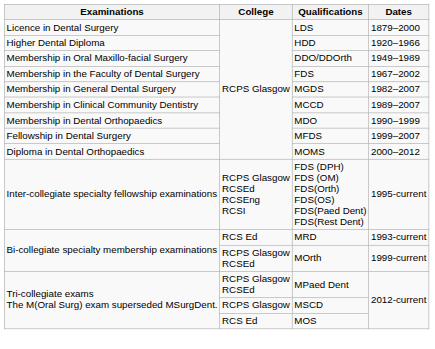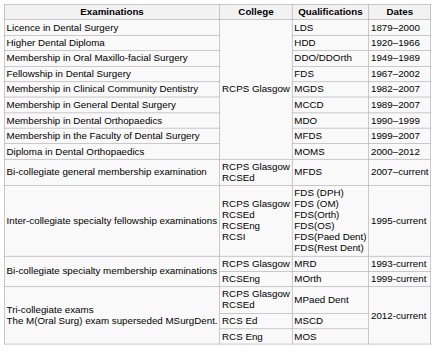(103, 74) Membership in the Faculty of Dental Surgery -> (69, 74) Fellowship in Dental Surgery
(91, 89) Membership in General Dental Surgery -> (102, 89) Membership in Clinical Community Dentistry
(102, 105) Membership in Clinical Community Dentistry -> (91, 105) Membership in General Dental Surgery
(69, 136) Fellowship in Dental Surgery -> (103, 136) Membership in the Faculty of Dental Surgery
+ row: (308, 172)
(240, 237) RCS Ed -> (256, 263) RCPS Glasgow
(256, 258) RCPS Glasgow RCSEd -> (241, 279) RCSEng
(256, 305) RCPS Glasgow -> (240, 321) RCS Ed
(240, 321) RCS Ed -> (242, 336) RCS Eng
